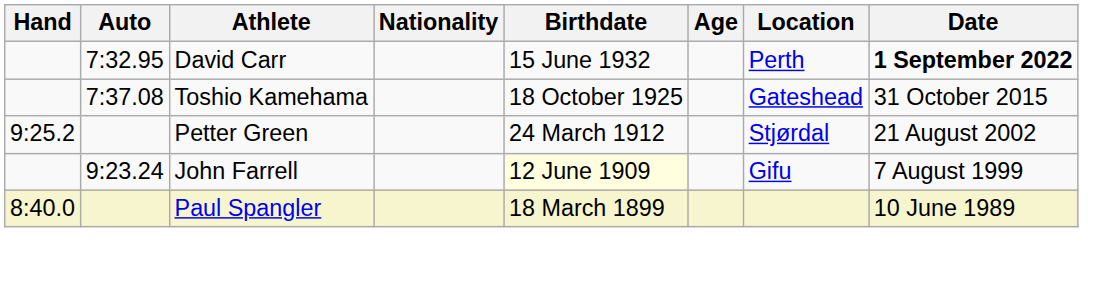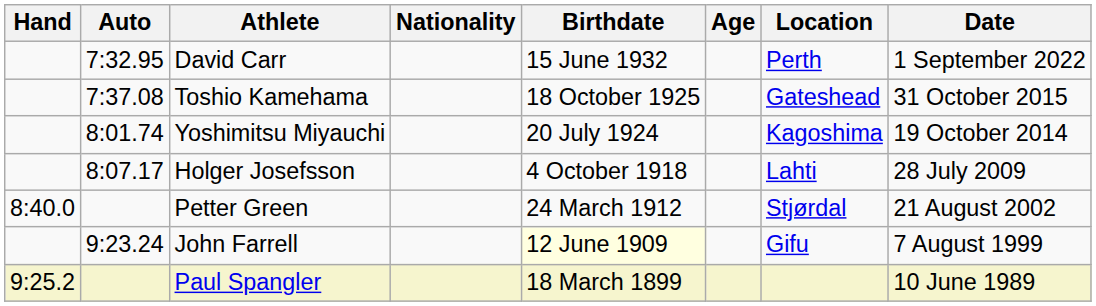(973, 60) bold -> (990, 60) normal
+ row: (280, 134)
+ row: (265, 171)
(43, 134) 9:25.2 -> (43, 208) 8:40.0
(43, 208) 8:40.0 -> (43, 282) 9:25.2
